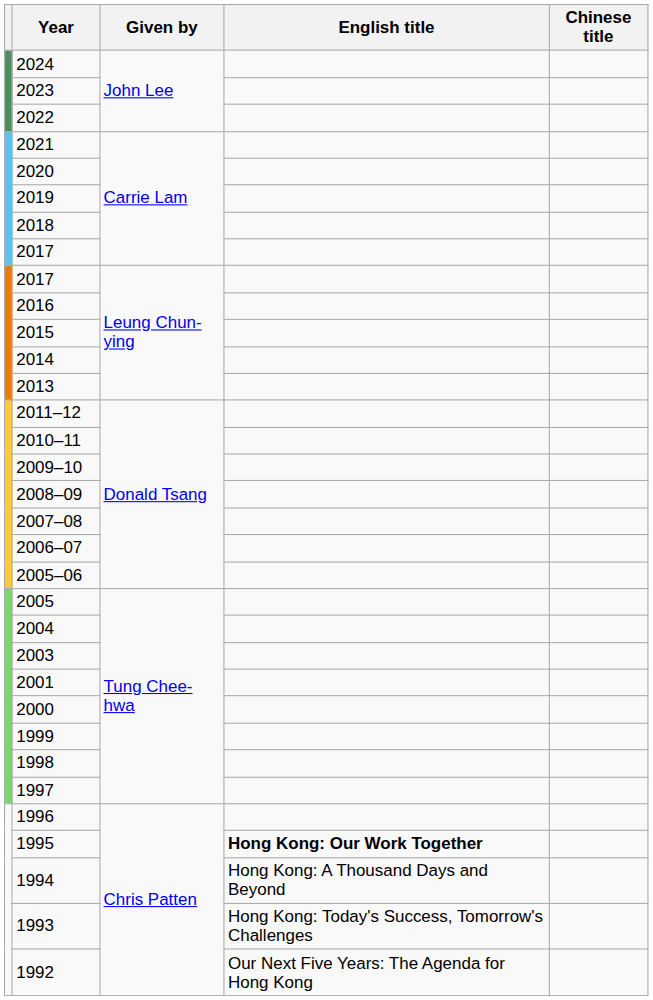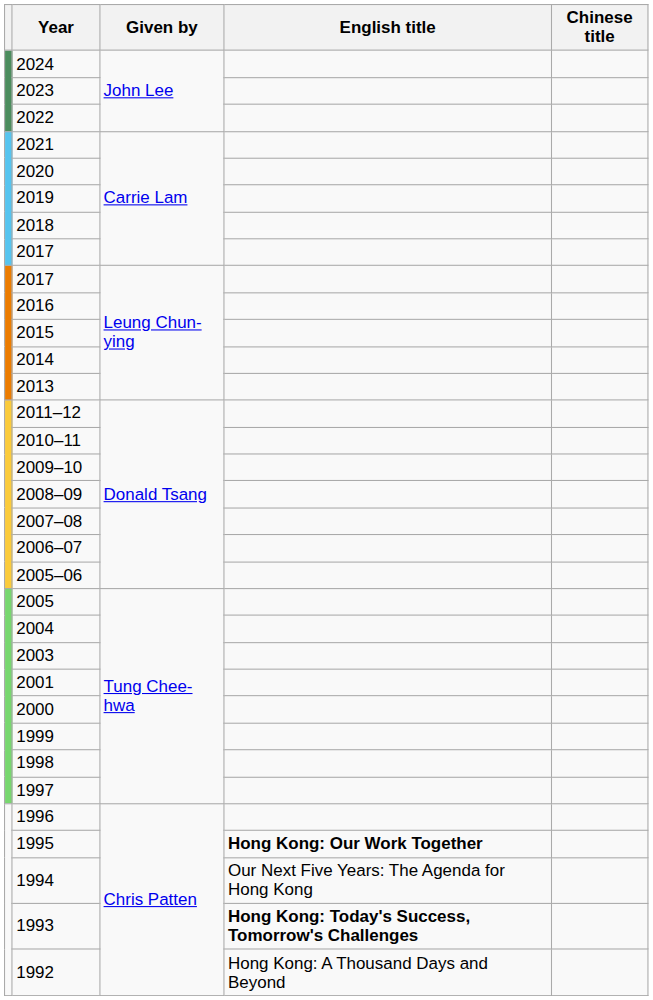(358, 880) Hong Kong: A Thousand Days and Beyond -> (366, 880) Our Next Five Years: The Agenda for Hong Kong
(386, 926) normal -> (349, 926) bold
(366, 972) Our Next Five Years: The Agenda for Hong Kong -> (358, 972) Hong Kong: A Thousand Days and Beyond
